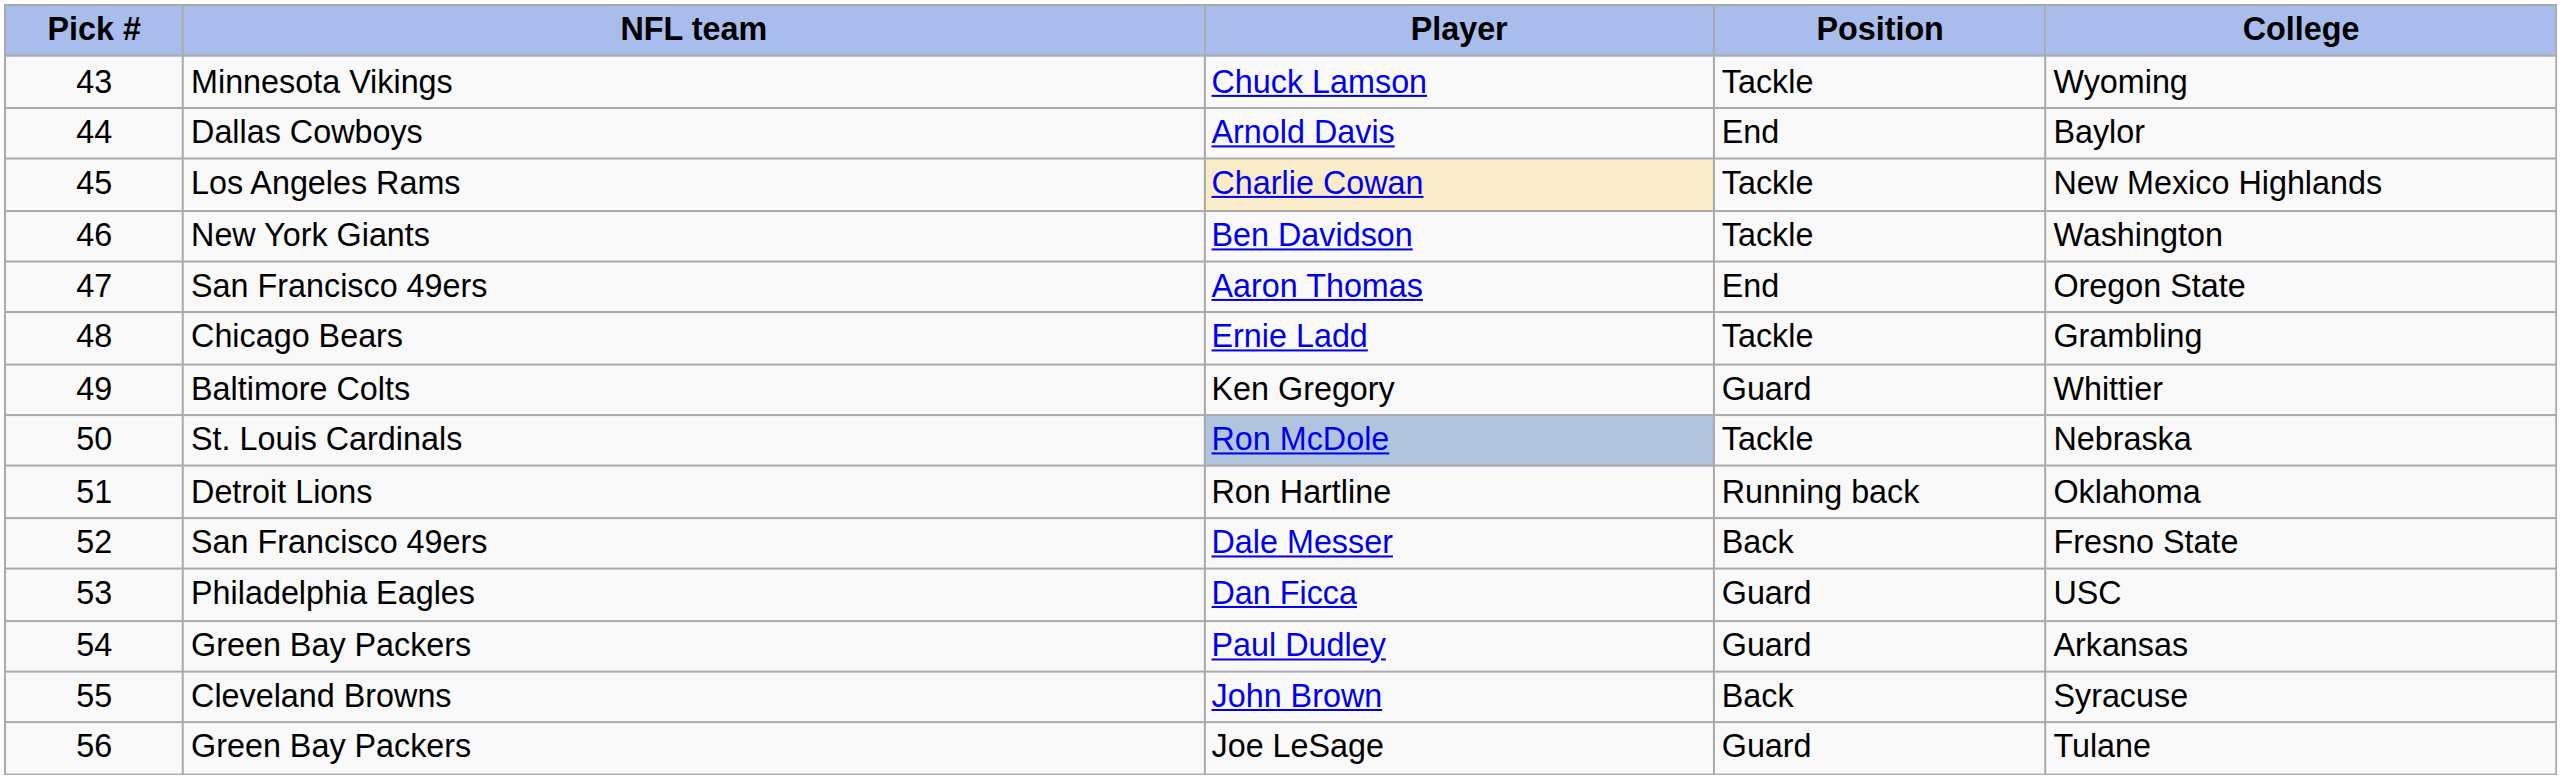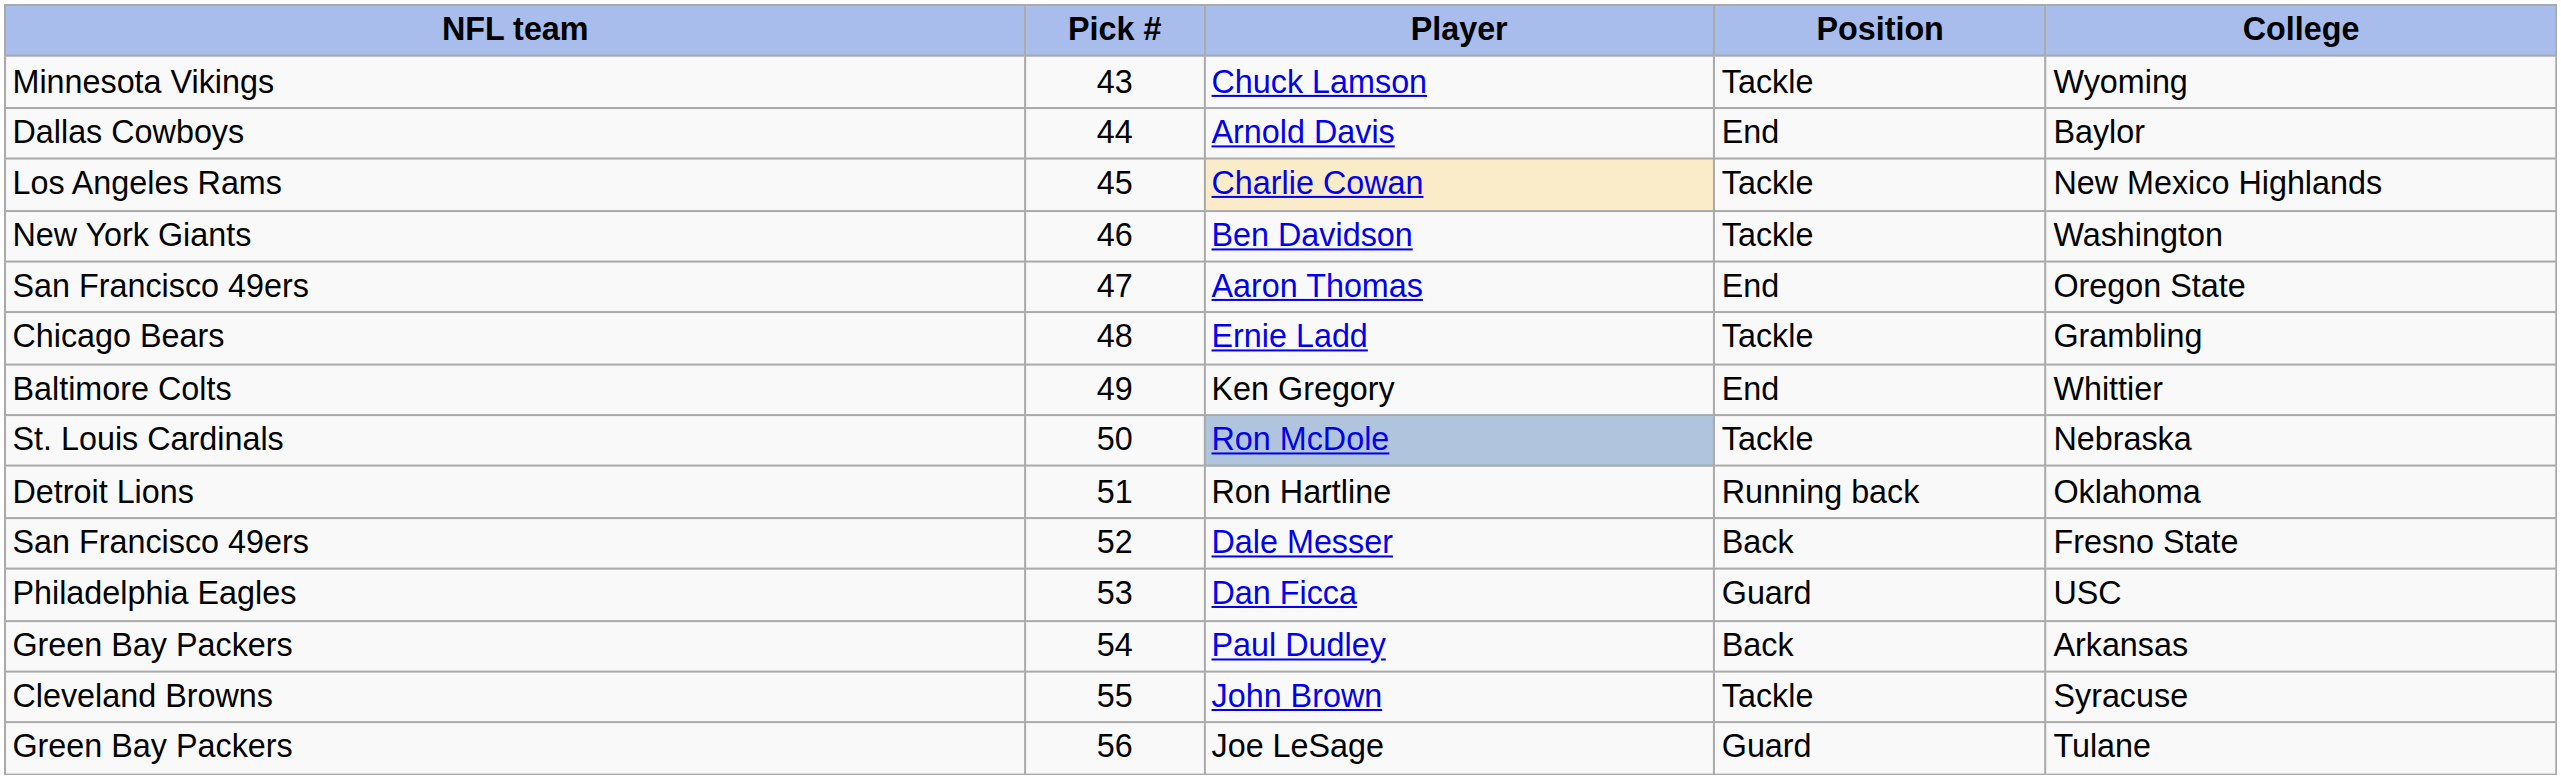columns swapped: (94, 30) <-> (694, 30)
(1767, 388) Guard -> (1751, 388) End
(1767, 645) Guard -> (1758, 645) Back
(1758, 696) Back -> (1768, 696) Tackle
